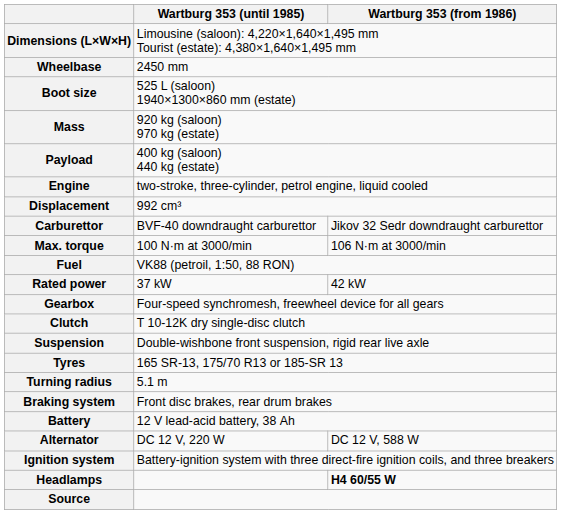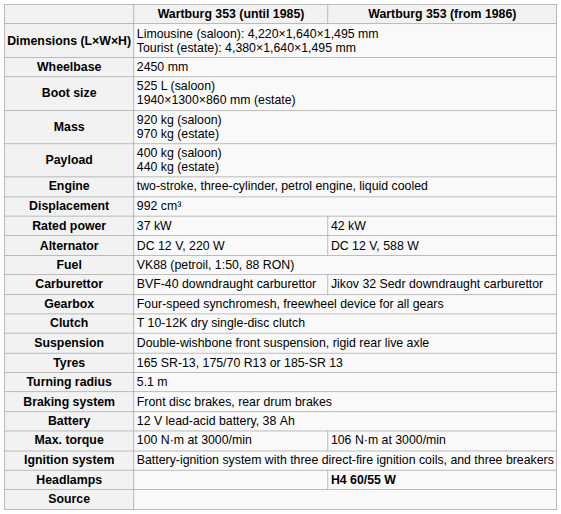rows swapped: (69, 284) <-> (69, 226)
rows swapped: (69, 245) <-> (69, 440)
